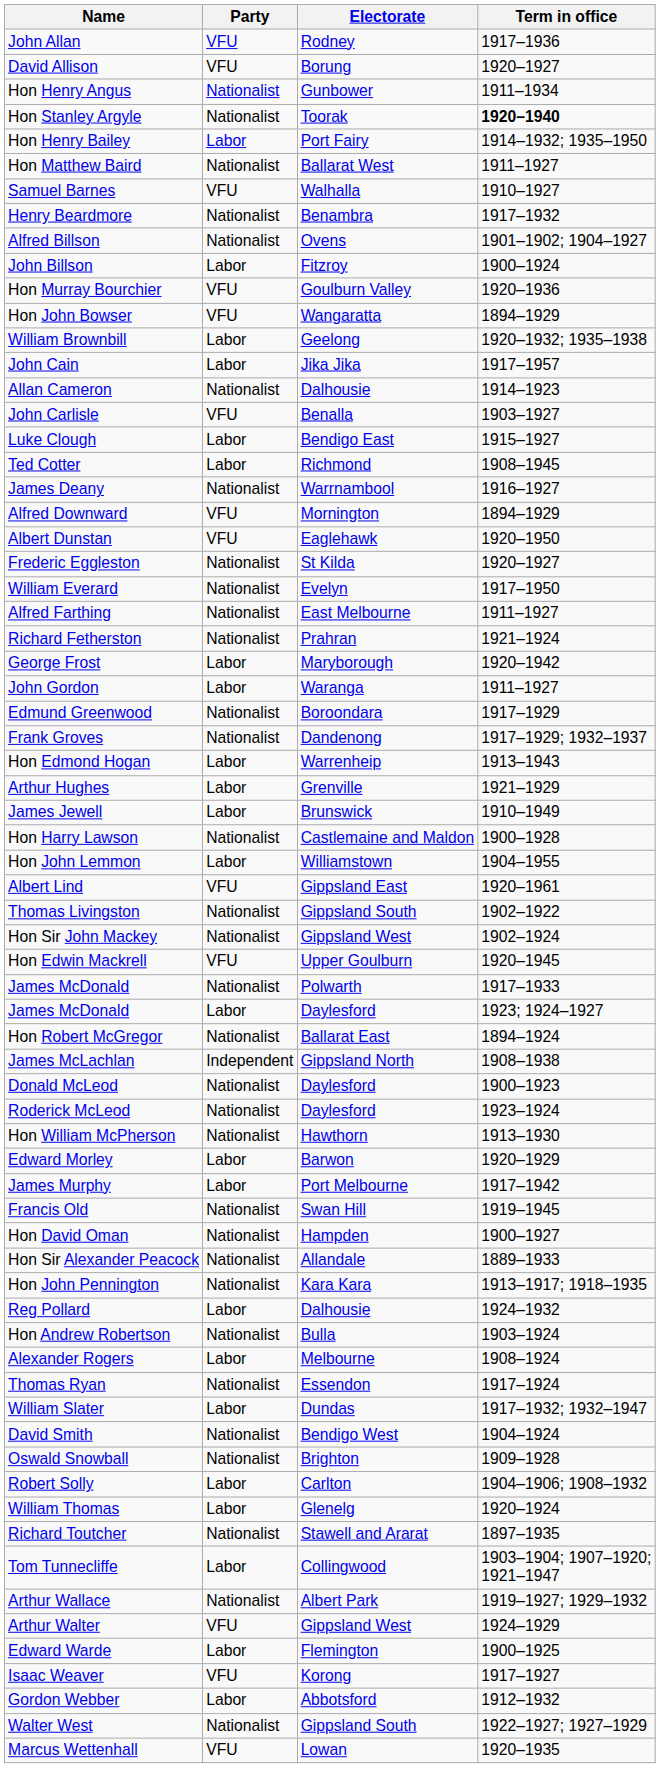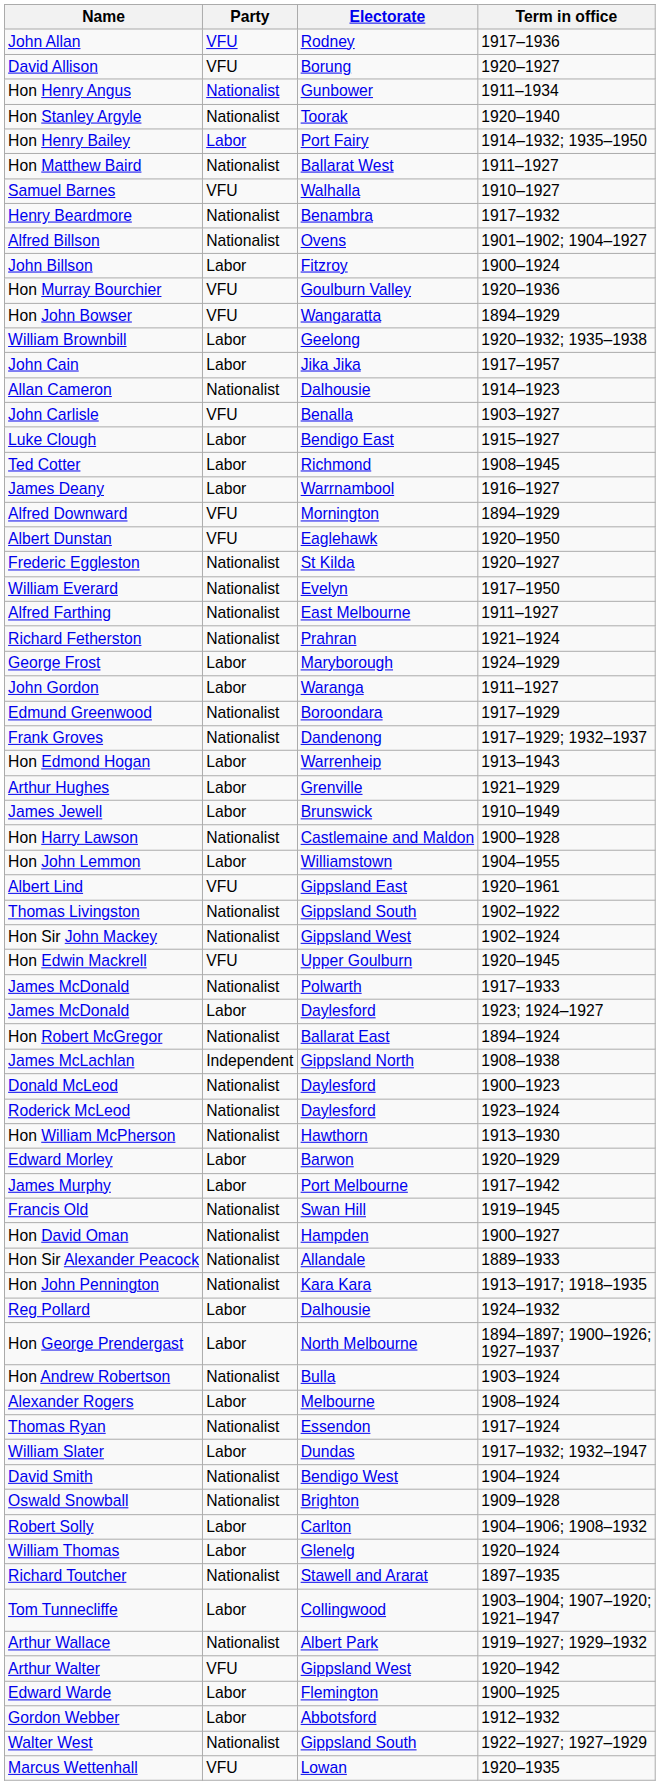(521, 116) bold -> (521, 116) normal
(243, 489) Nationalist -> (226, 489) Labor
(521, 663) 1920–1942 -> (521, 663) 1924–1929
+ row: (96, 1343)
(521, 1626) 1924–1929 -> (521, 1668) 1920–1942
- row: (56, 1675)
